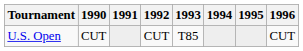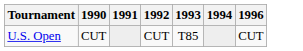- column: (251, 15)
